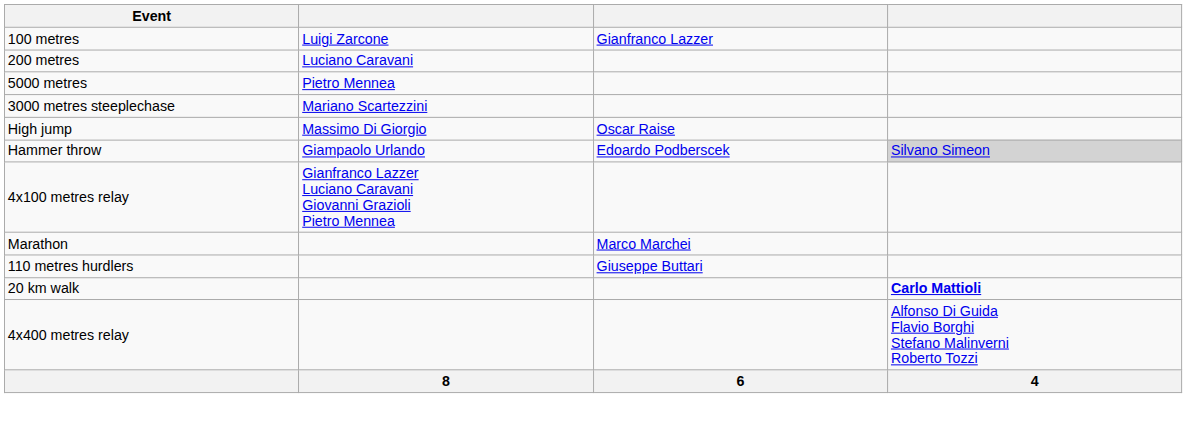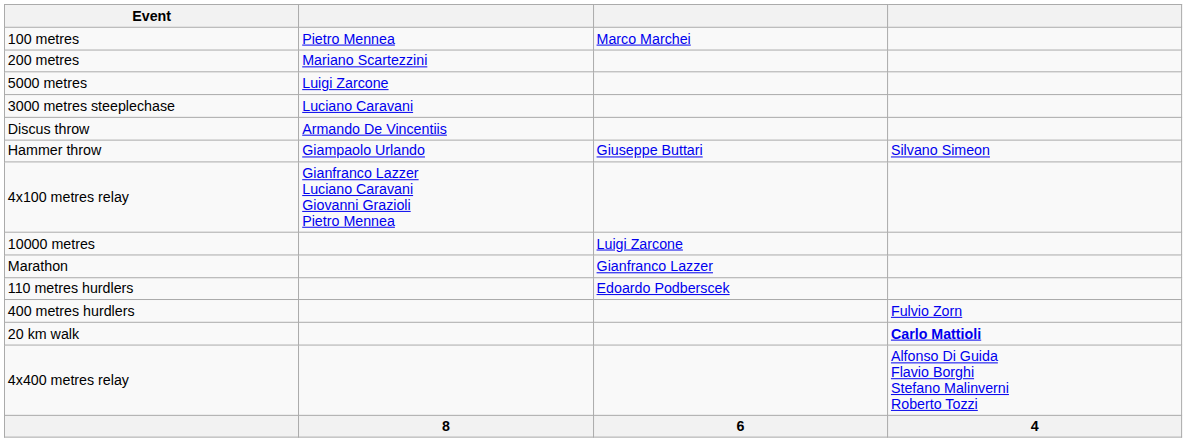(345, 39) Luigi Zarcone -> (349, 39) Pietro Mennea
(655, 39) Gianfranco Lazzer -> (644, 39) Marco Marchei
(358, 61) Luciano Caravani -> (365, 61) Mariano Scartezzini
(349, 84) Pietro Mennea -> (345, 84) Luigi Zarcone
(365, 106) Mariano Scartezzini -> (358, 106) Luciano Caravani
- row: (40, 129)
+ row: (49, 129)
(663, 151) Edoardo Podberscek -> (650, 151) Giuseppe Buttari
(940, 151) lightgrey background -> (940, 151) no background
+ row: (51, 244)
(644, 244) Marco Marchei -> (655, 266) Gianfranco Lazzer
(650, 266) Giuseppe Buttari -> (663, 289) Edoardo Podberscek
+ row: (71, 311)
